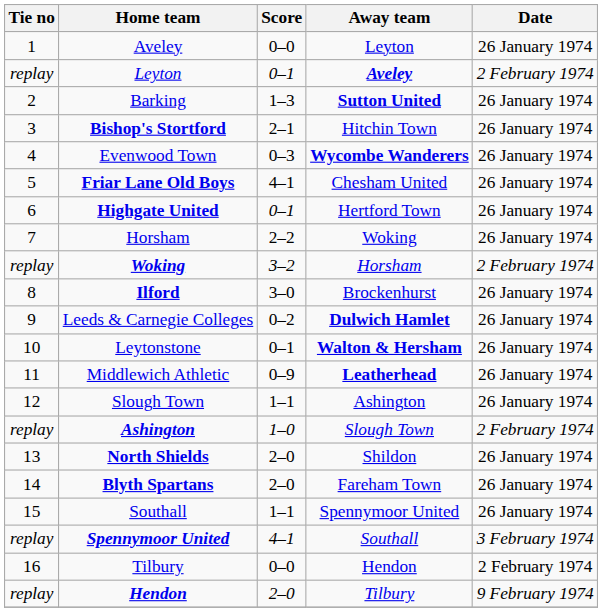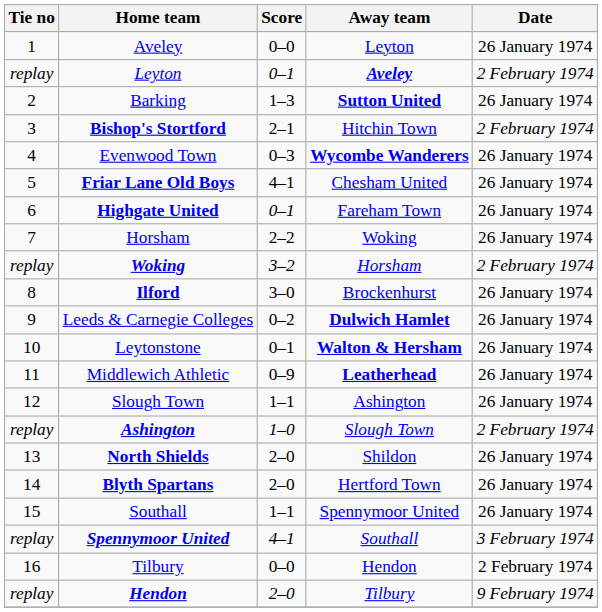(535, 127) 26 January 1974 -> (535, 127) 2 February 1974
(389, 210) Hertford Town -> (389, 210) Fareham Town
(389, 484) Fareham Town -> (389, 484) Hertford Town
